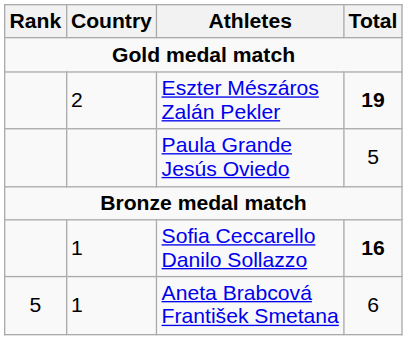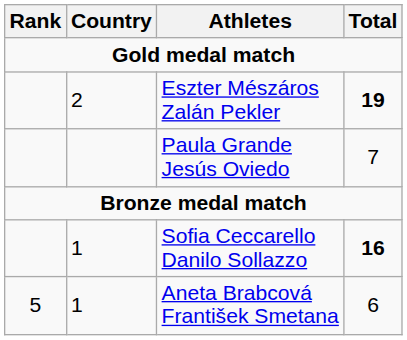(373, 157) 5 -> (373, 157) 7
